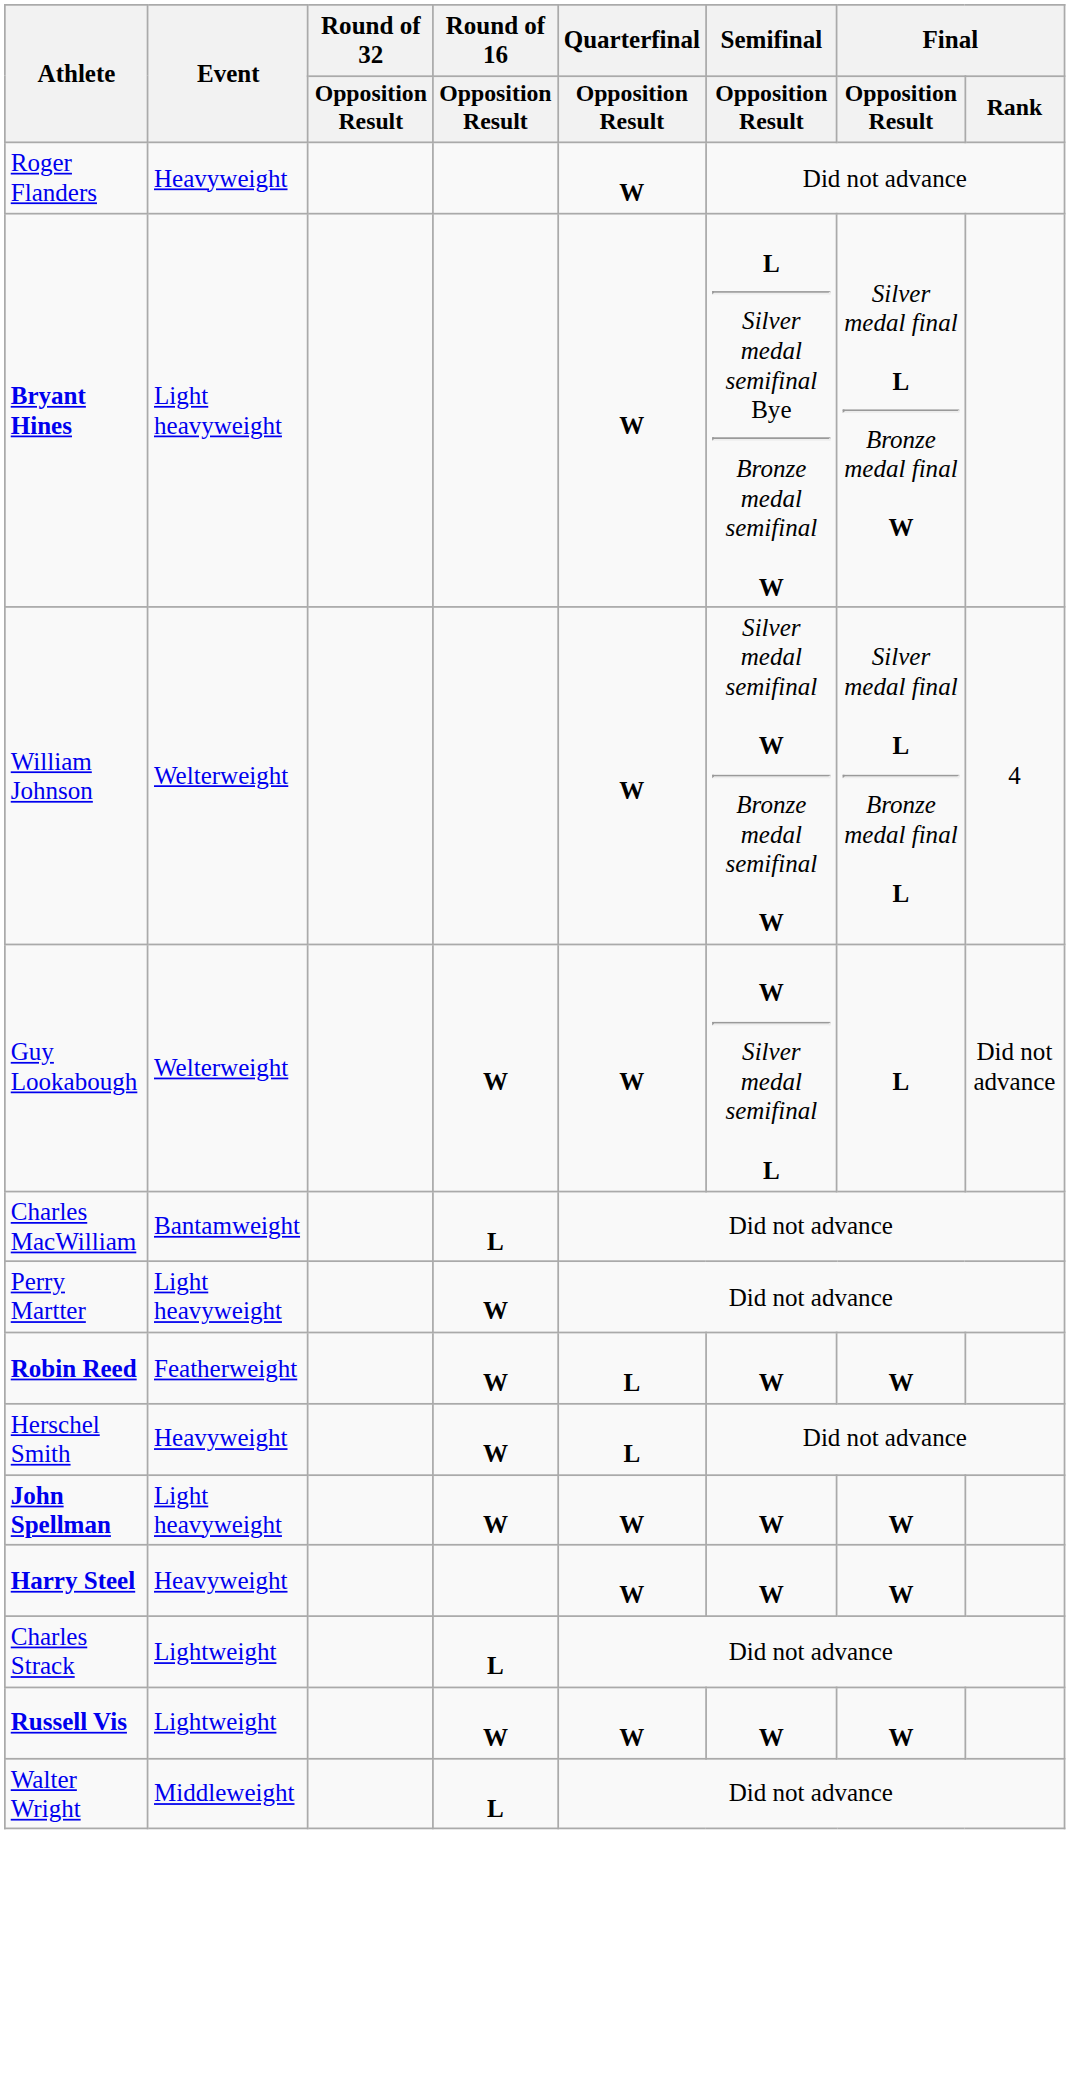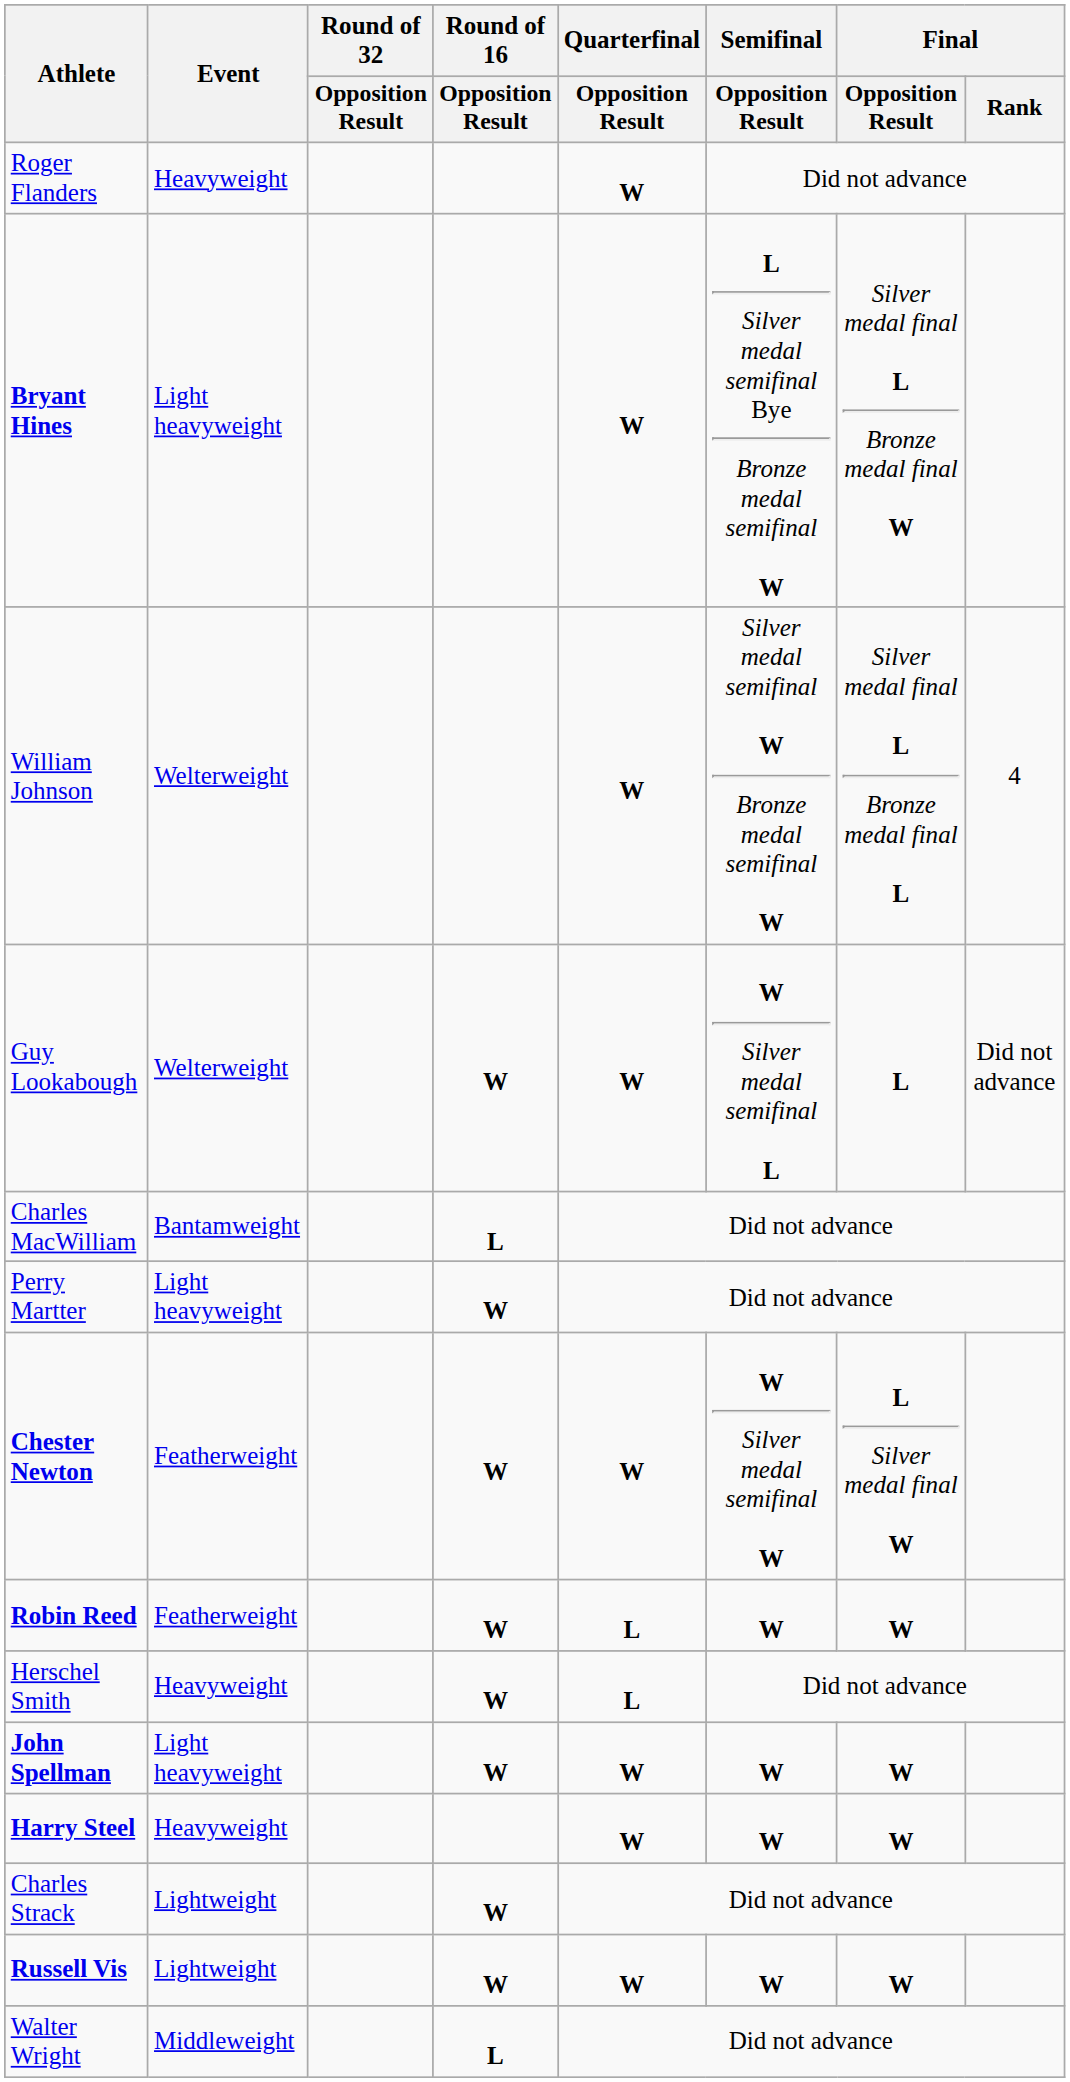+ row: (52, 1456)
(495, 1666) L -> (495, 1914) W
